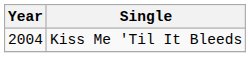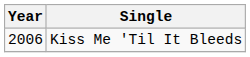(26, 40) 2004 -> (26, 40) 2006
